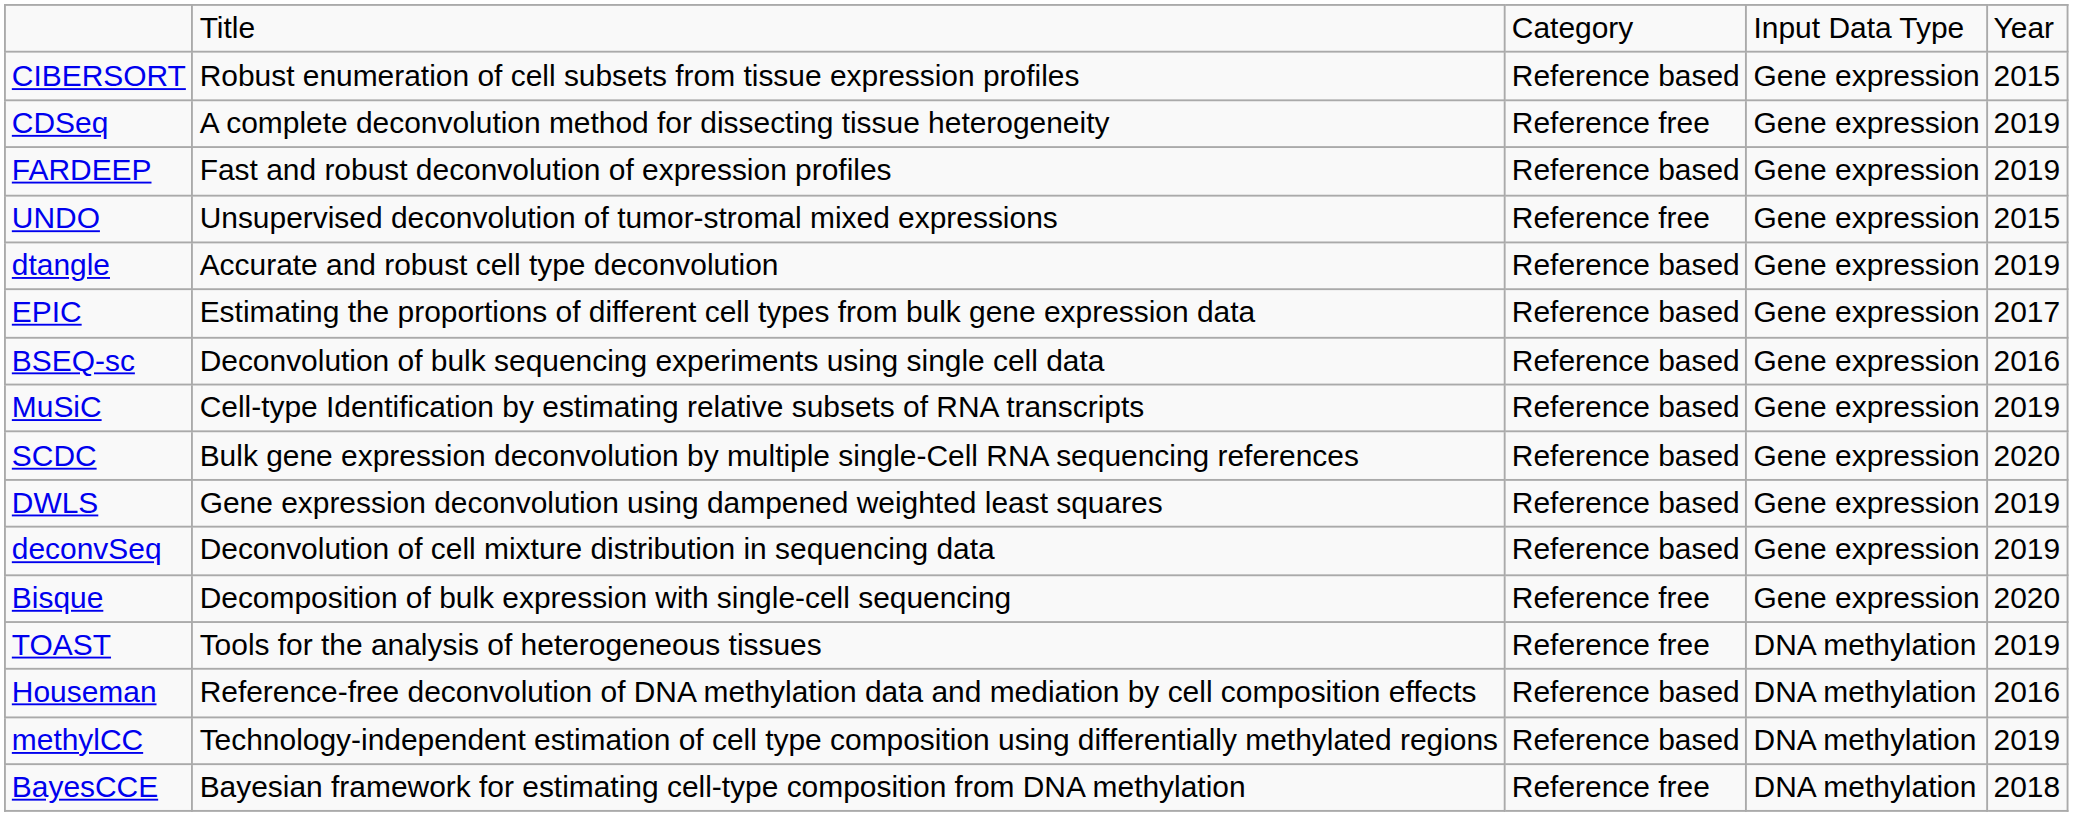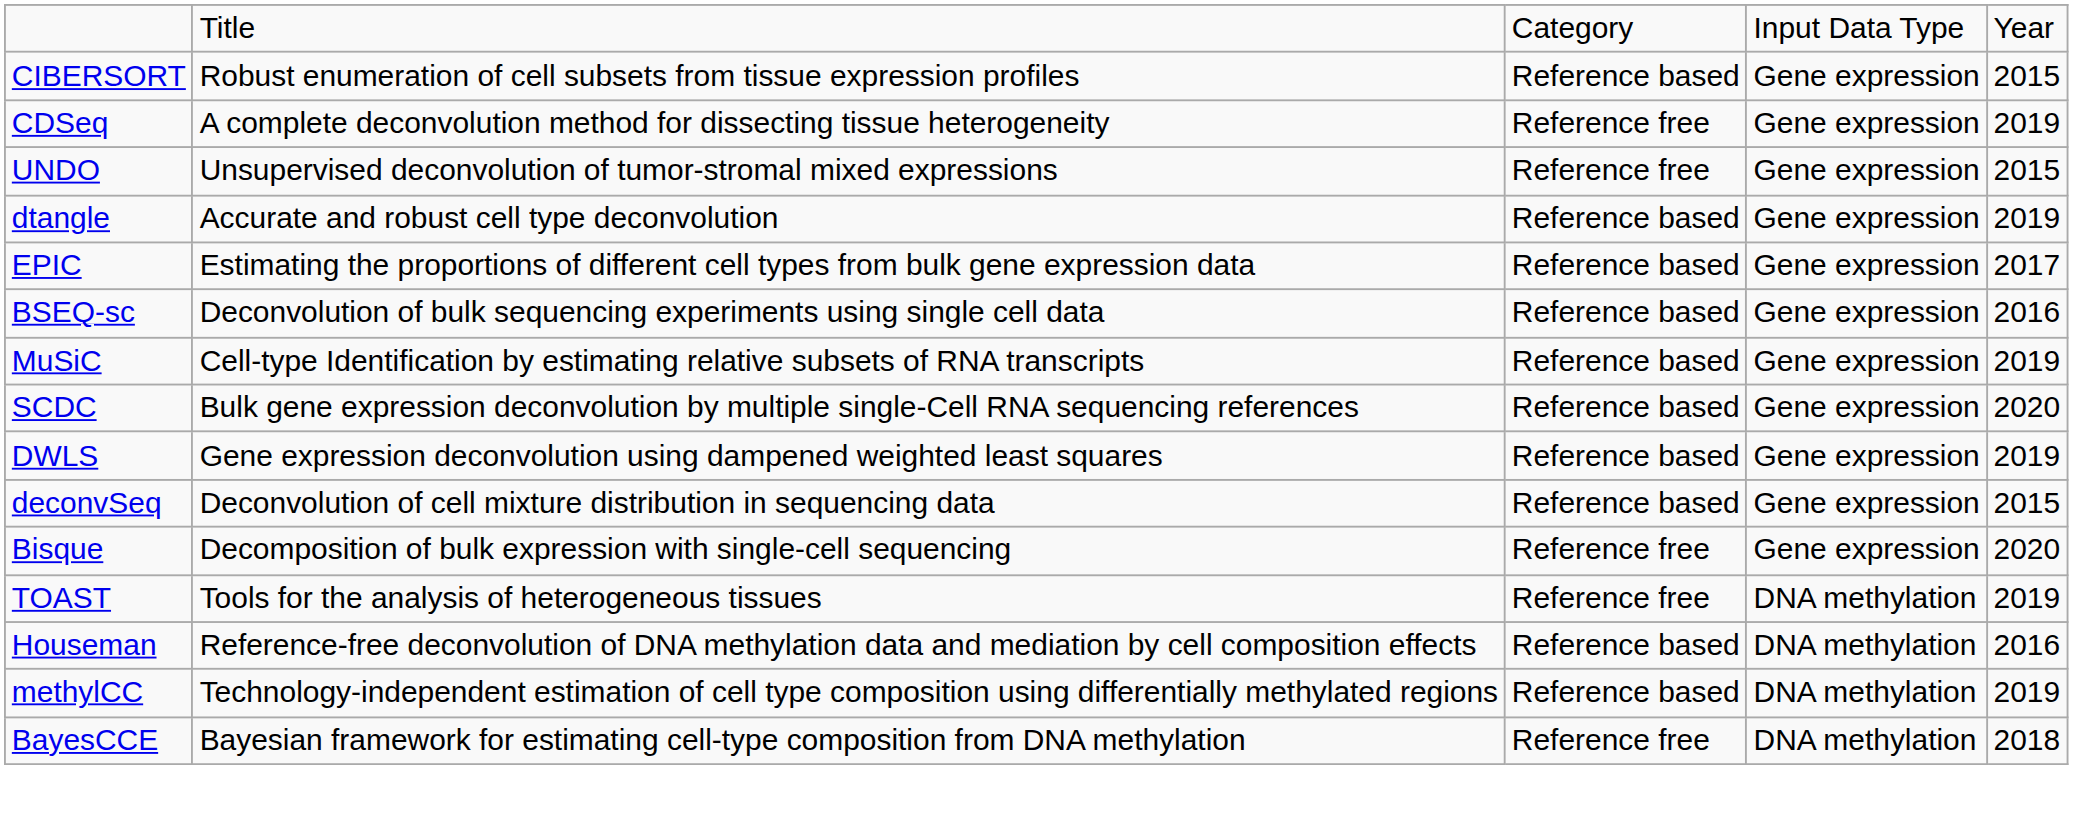- row: (82, 170)
(2027, 550) 2019 -> (2027, 502) 2015
